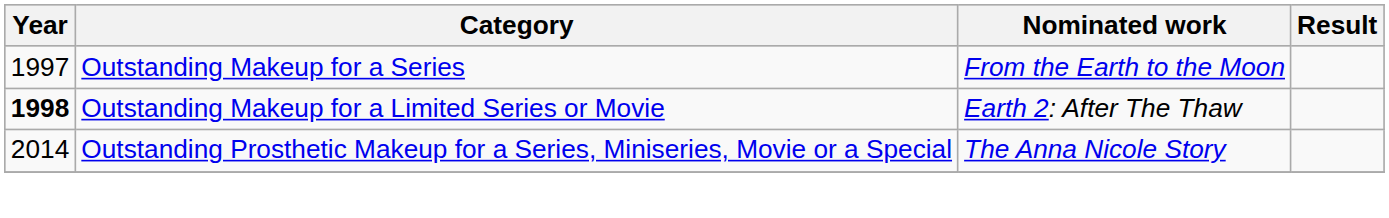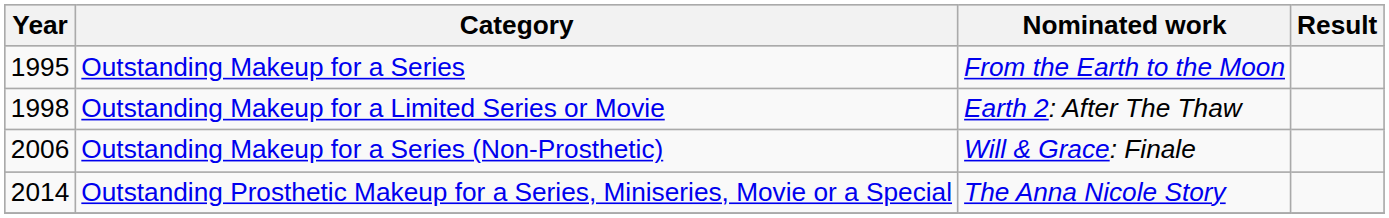(40, 66) 1997 -> (40, 66) 1995
(40, 108) bold -> (40, 108) normal
+ row: (372, 150)
